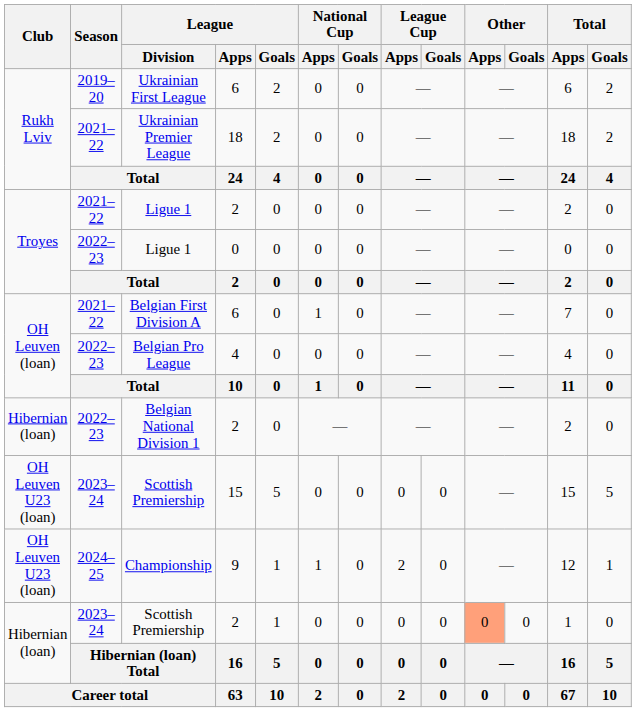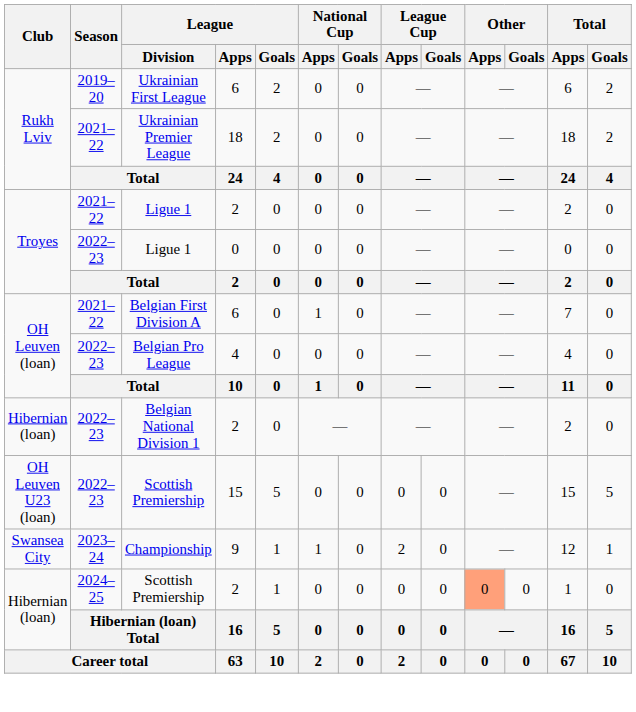(96, 491) 2023–24 -> (96, 491) 2022–23
(38, 565) OH Leuven U23 (loan) -> (38, 549) Swansea City
(96, 565) 2024–25 -> (96, 549) 2023–24
(96, 622) 2023–24 -> (96, 589) 2024–25
